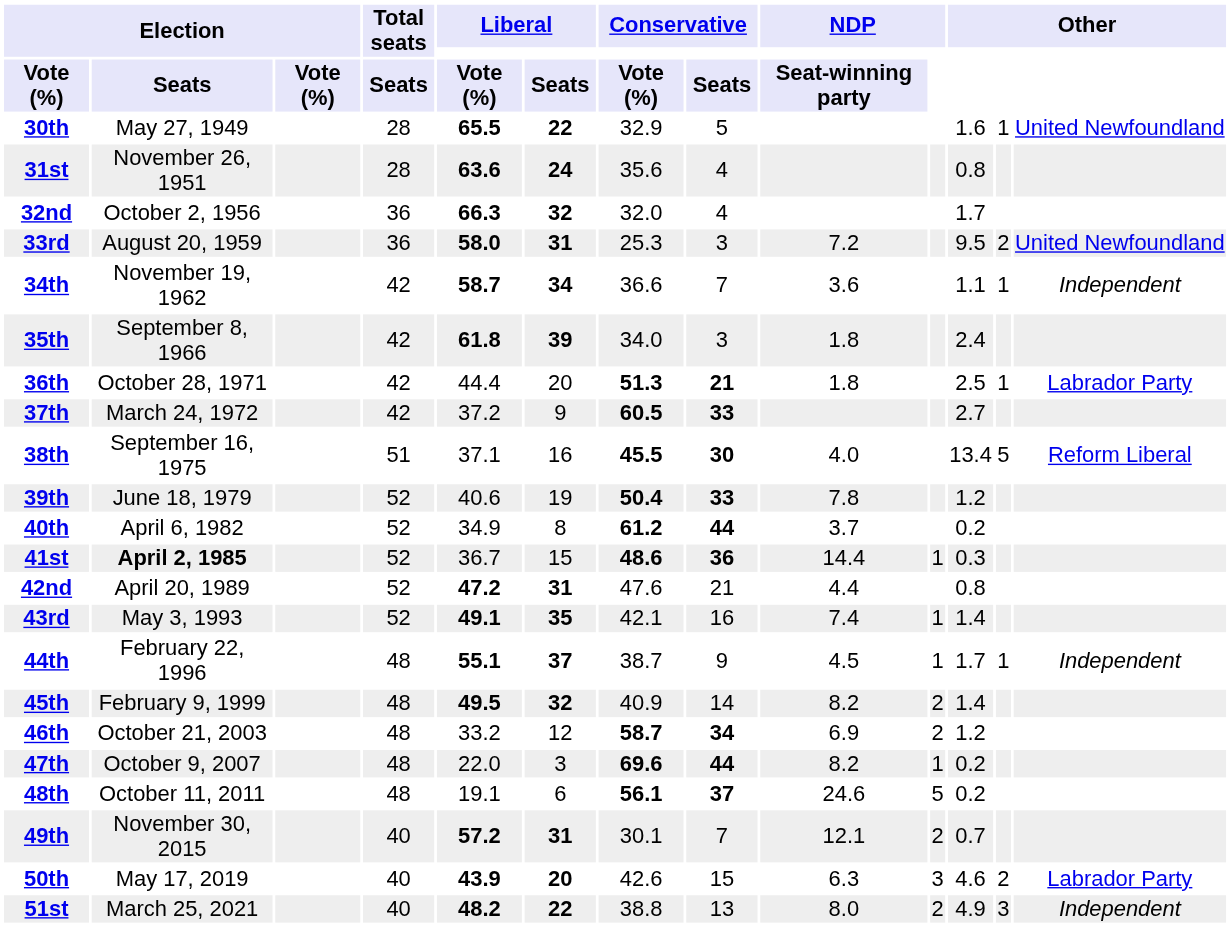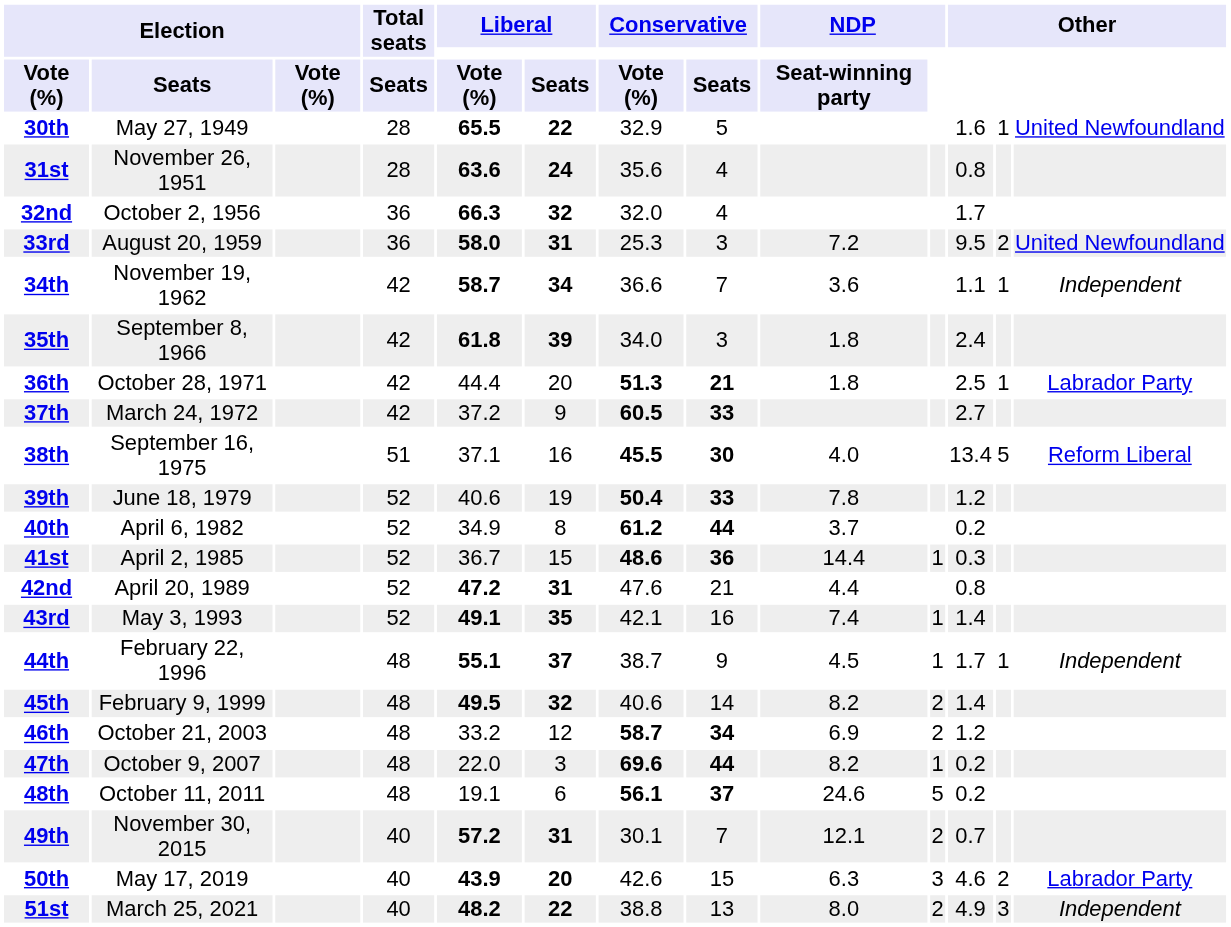(182, 558) bold -> (182, 558) normal
(641, 703) 40.9 -> (641, 703) 40.6
